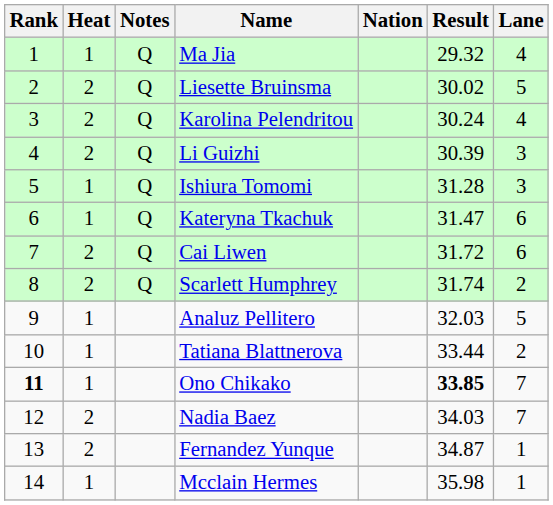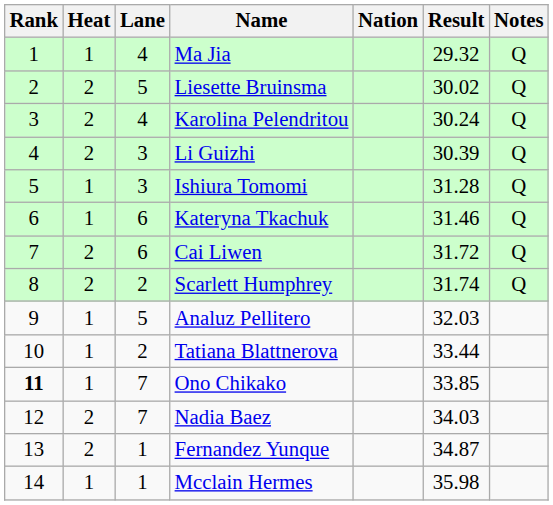columns swapped: (521, 20) <-> (145, 20)
(461, 218) 31.47 -> (456, 218) 31.46
(461, 383) bold -> (456, 383) normal
